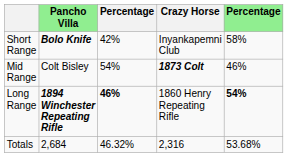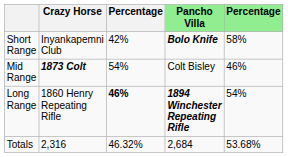columns swapped: (190, 12) <-> (68, 18)
(236, 94) bold -> (236, 94) normal
